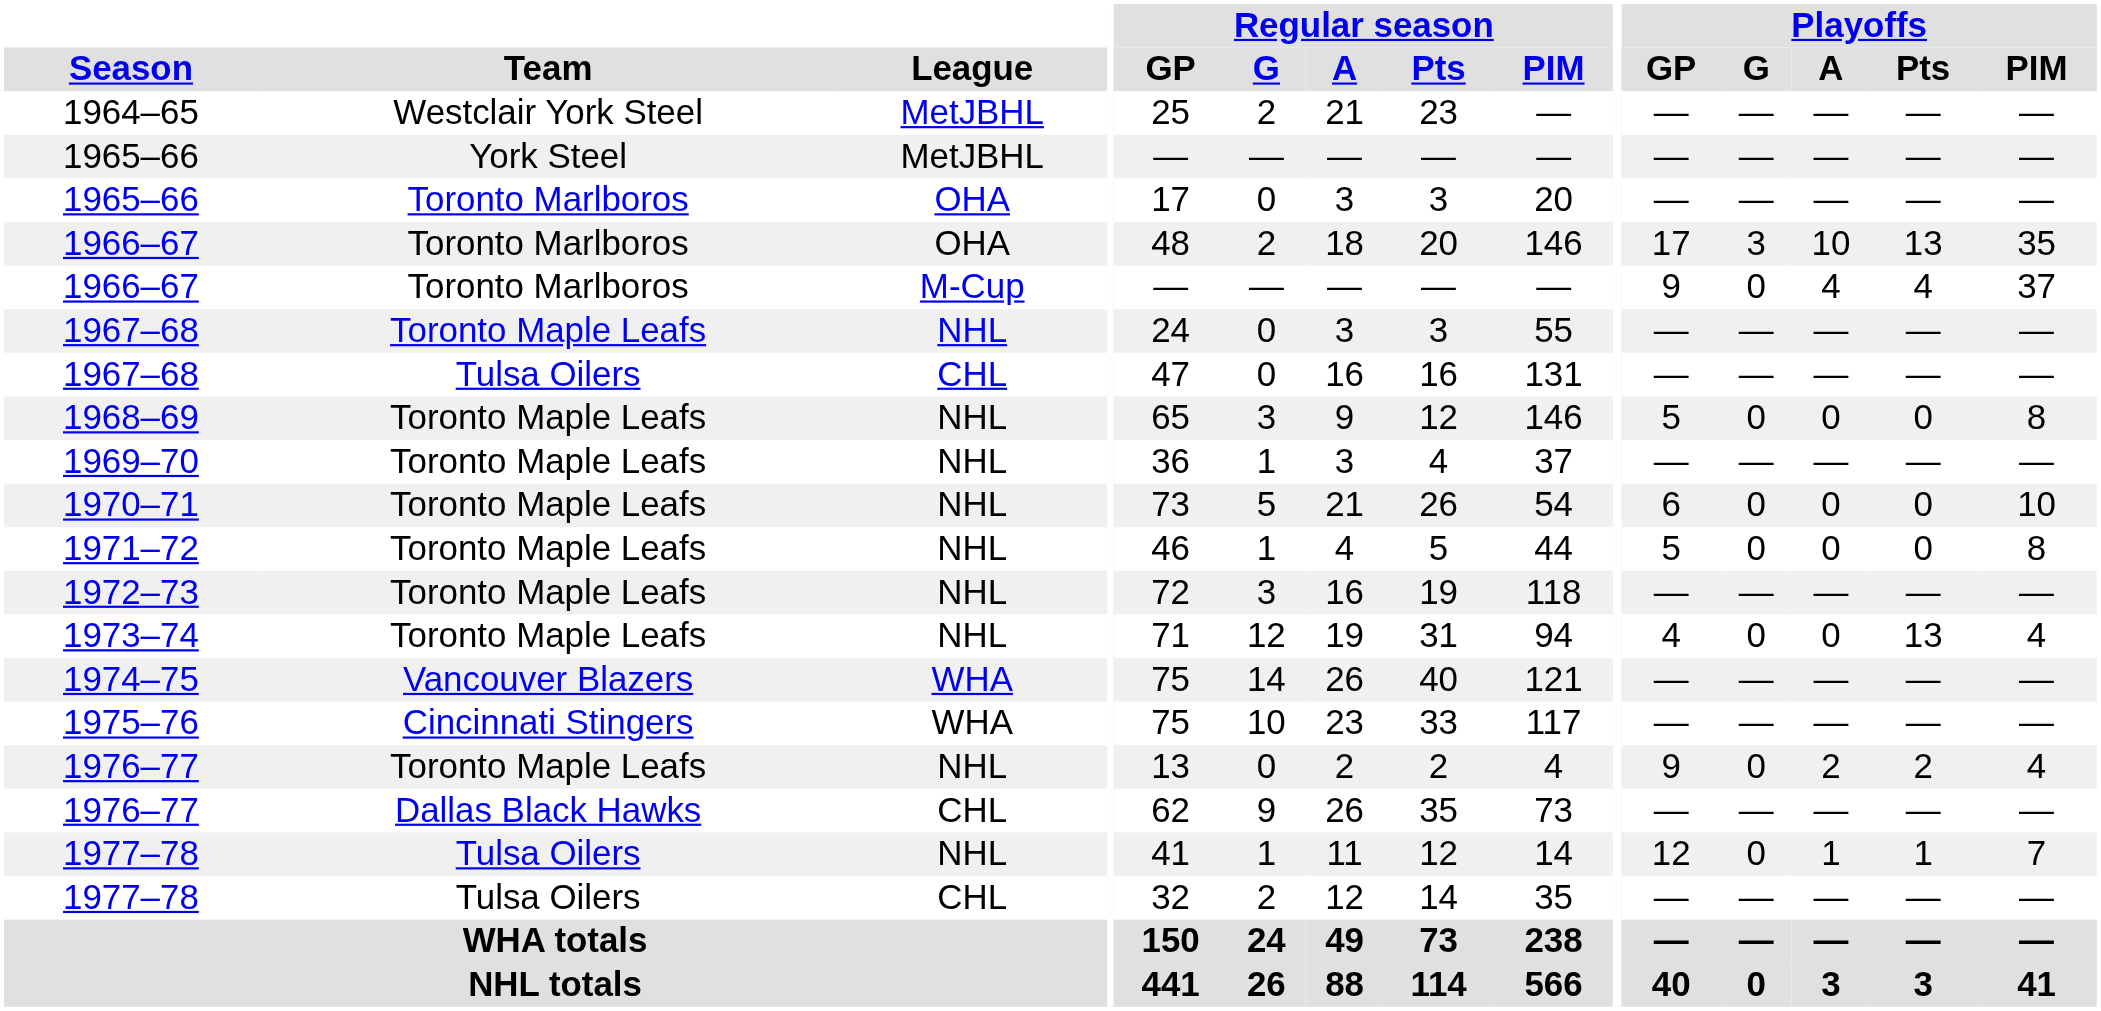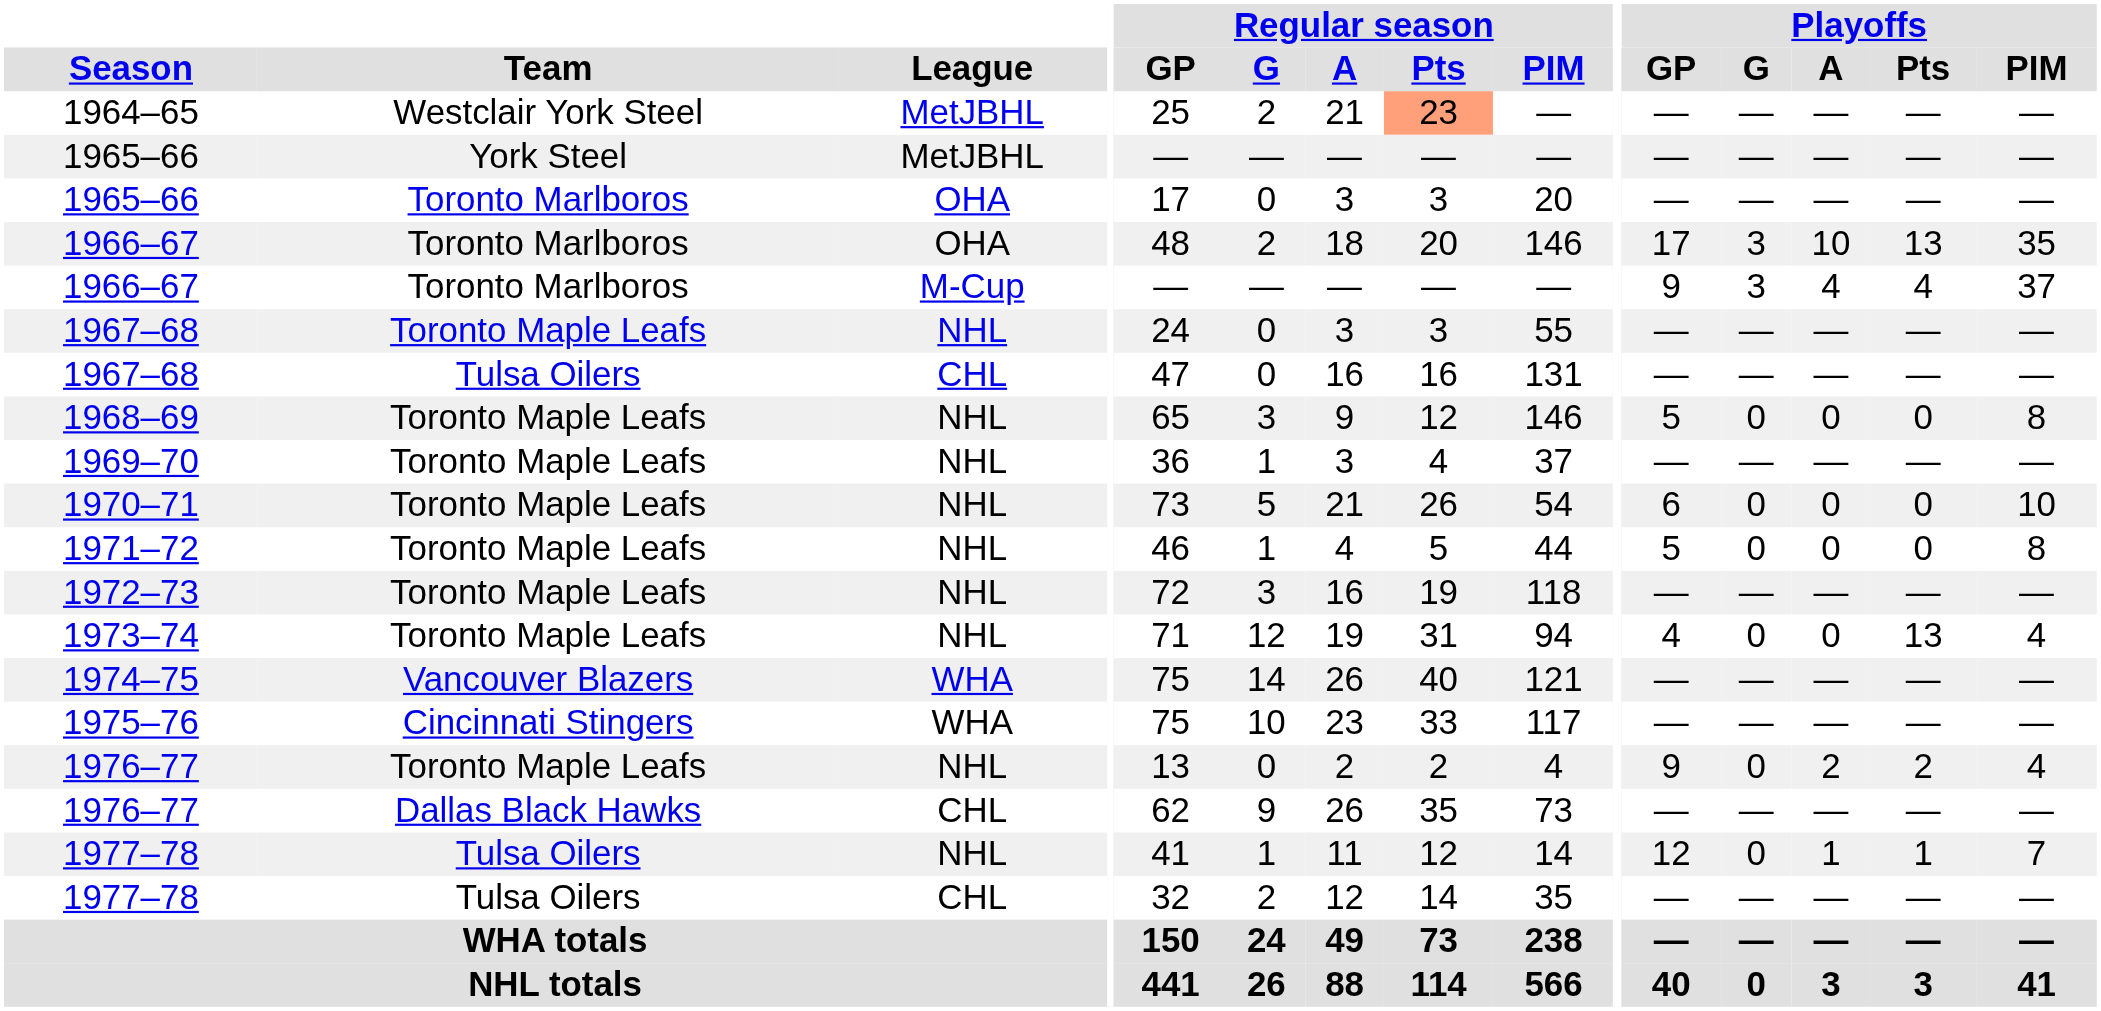(1439, 112) no background -> (1439, 112) lightsalmon background
(1756, 286) 0 -> (1756, 286) 3
